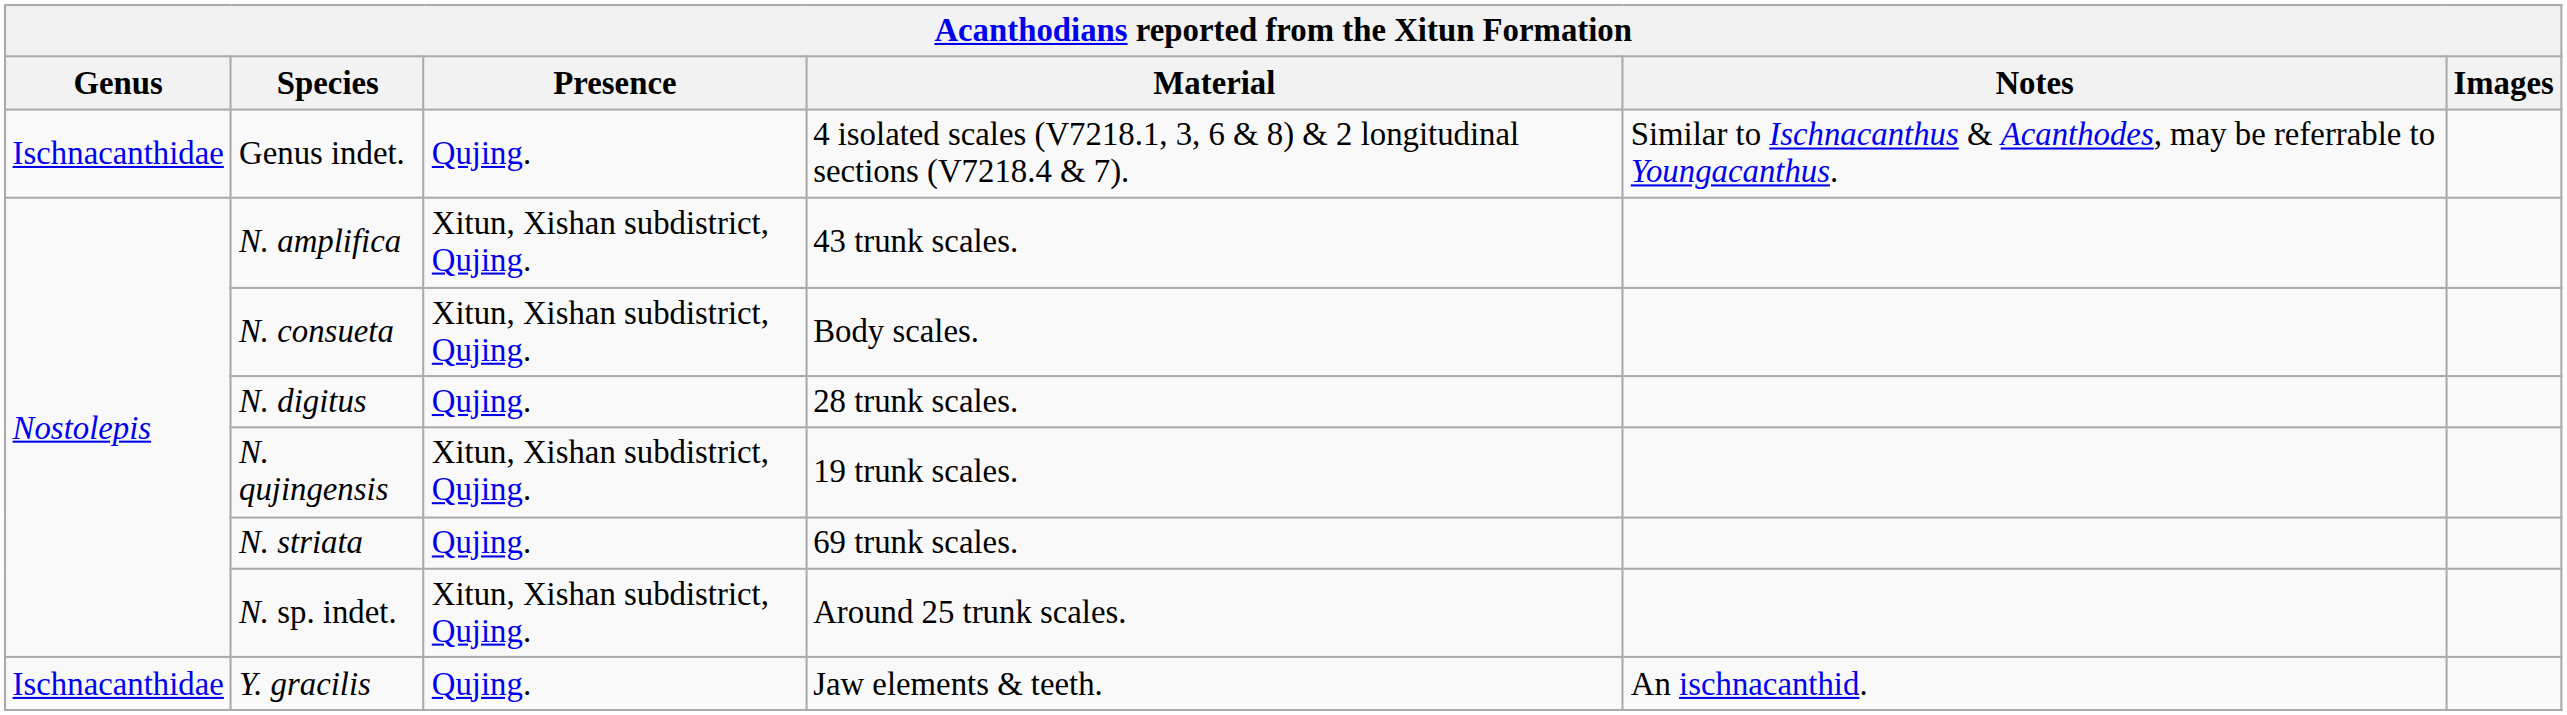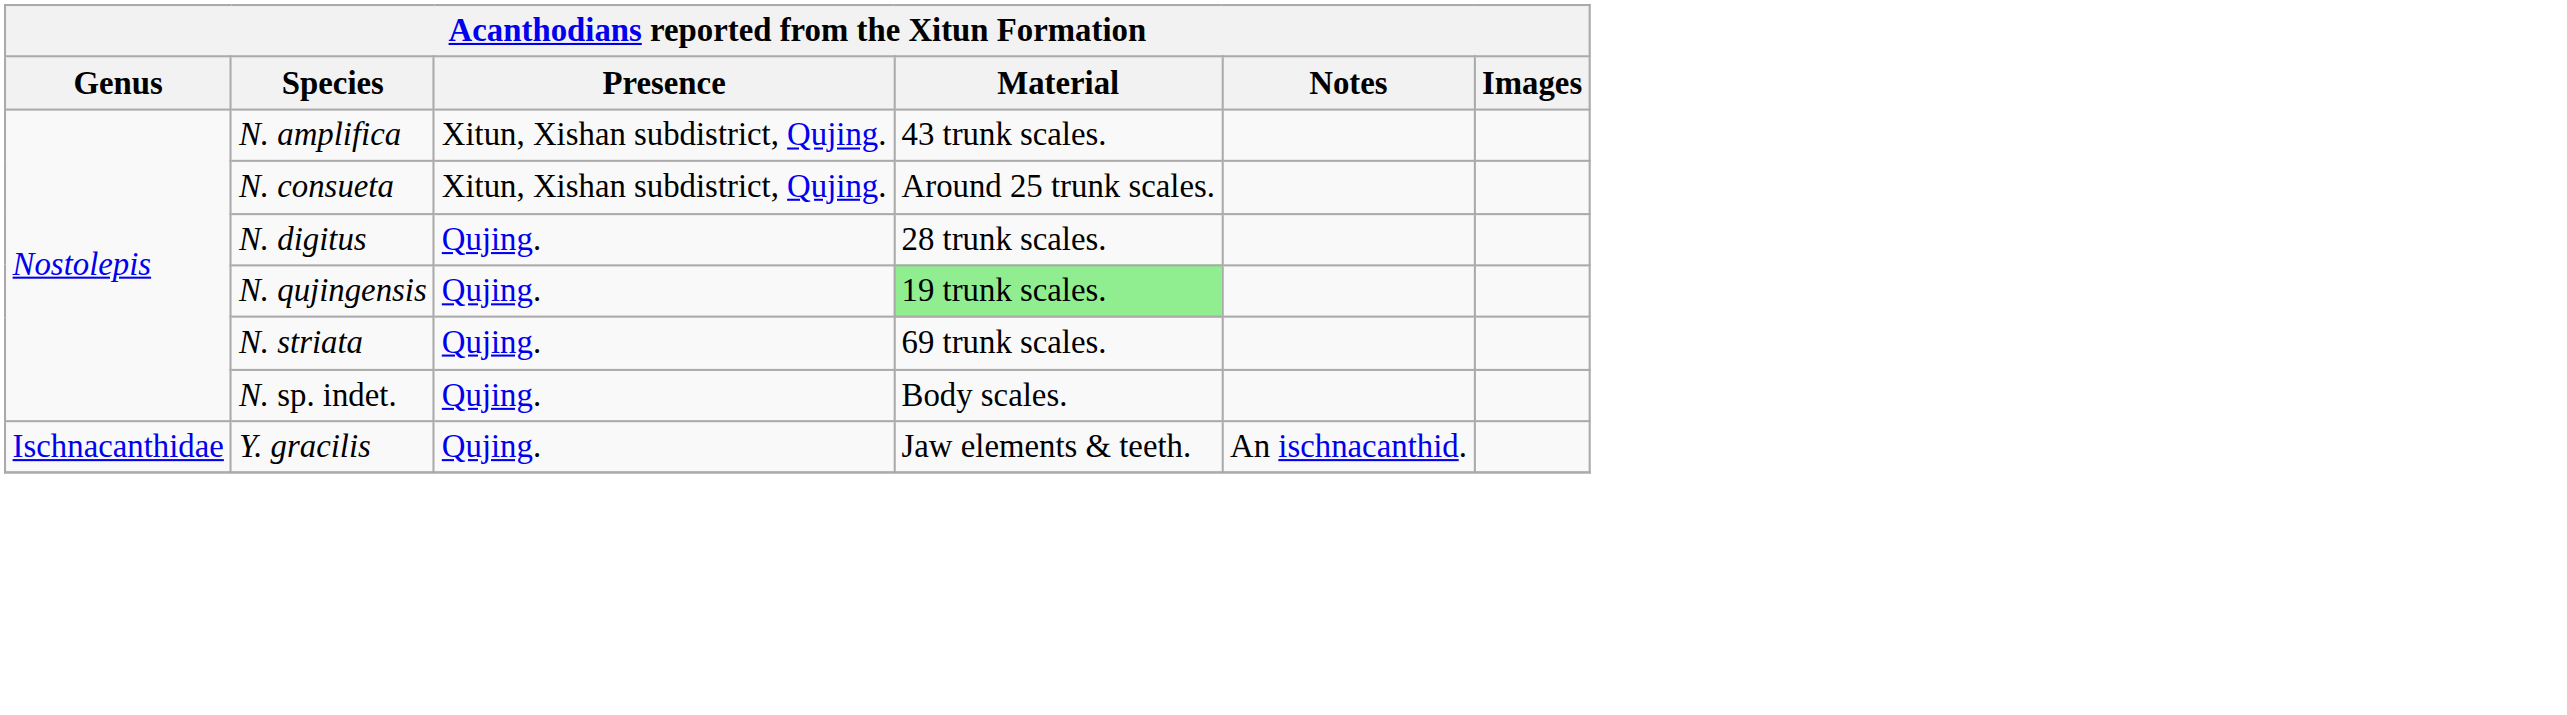- row: (322, 152)
(896, 330) Body scales. -> (1058, 186) Around 25 trunk scales.
(600, 471) Xitun, Xishan subdistrict, Qujing. -> (491, 290) Qujing.
(916, 471) no background -> (1004, 290) lightgreen background
(600, 612) Xitun, Xishan subdistrict, Qujing. -> (491, 394) Qujing.
(970, 612) Around 25 trunk scales. -> (984, 394) Body scales.
